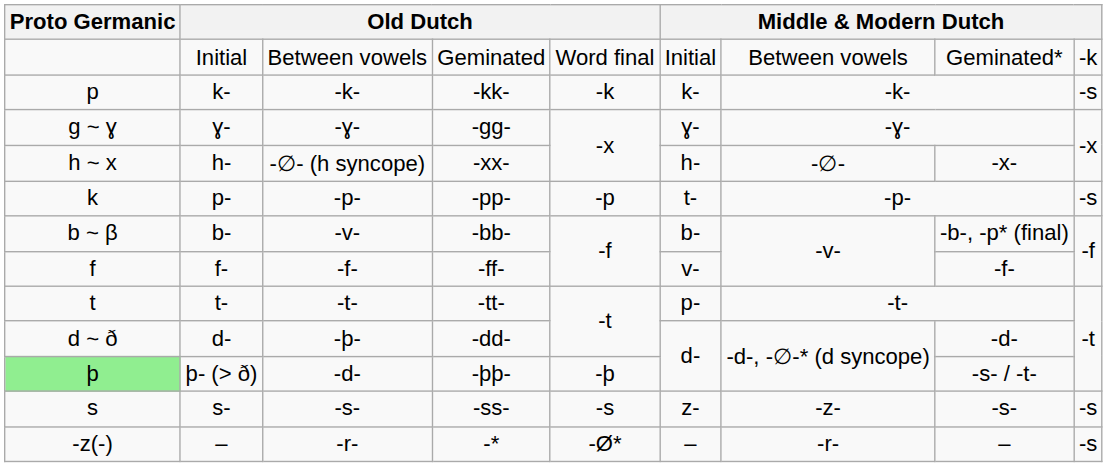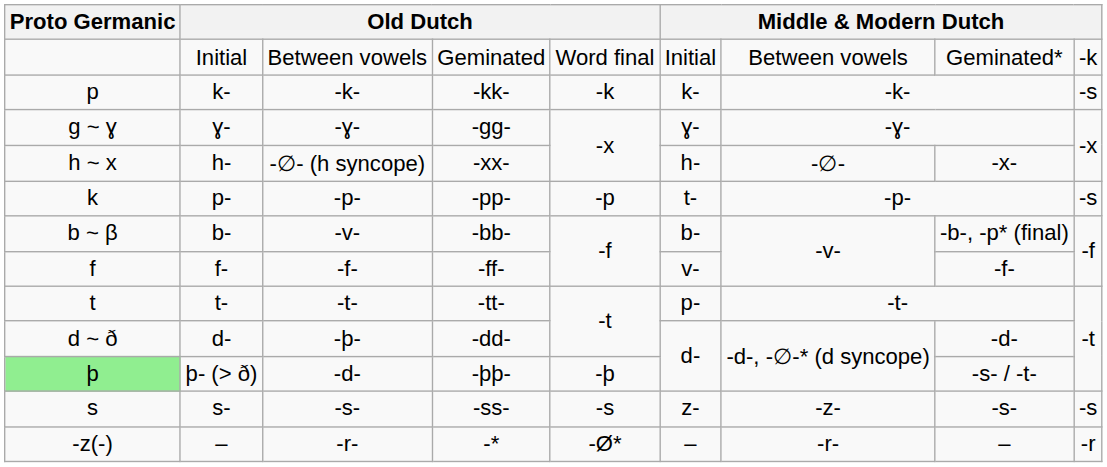(1088, 443) -s -> (1088, 443) -r
